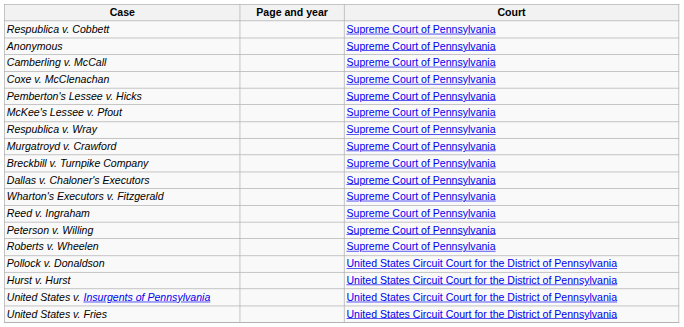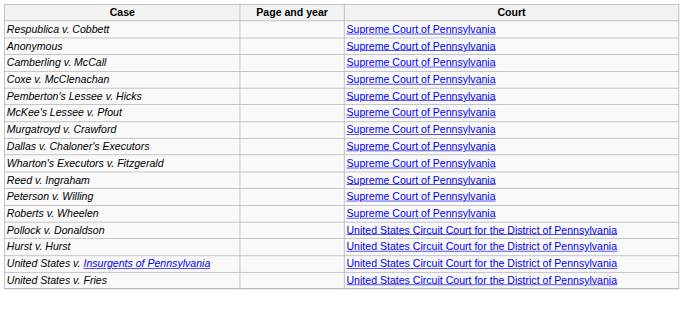- row: (52, 130)
- row: (78, 163)
